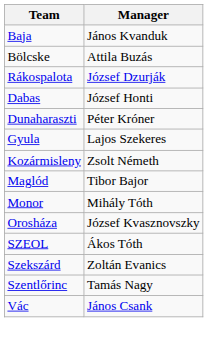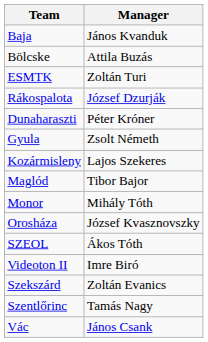+ row: (30, 77)
- row: (24, 98)
(127, 139) Lajos Szekeres -> (123, 139) Zsolt Németh
(123, 160) Zsolt Németh -> (127, 160) Lajos Szekeres
+ row: (37, 264)
